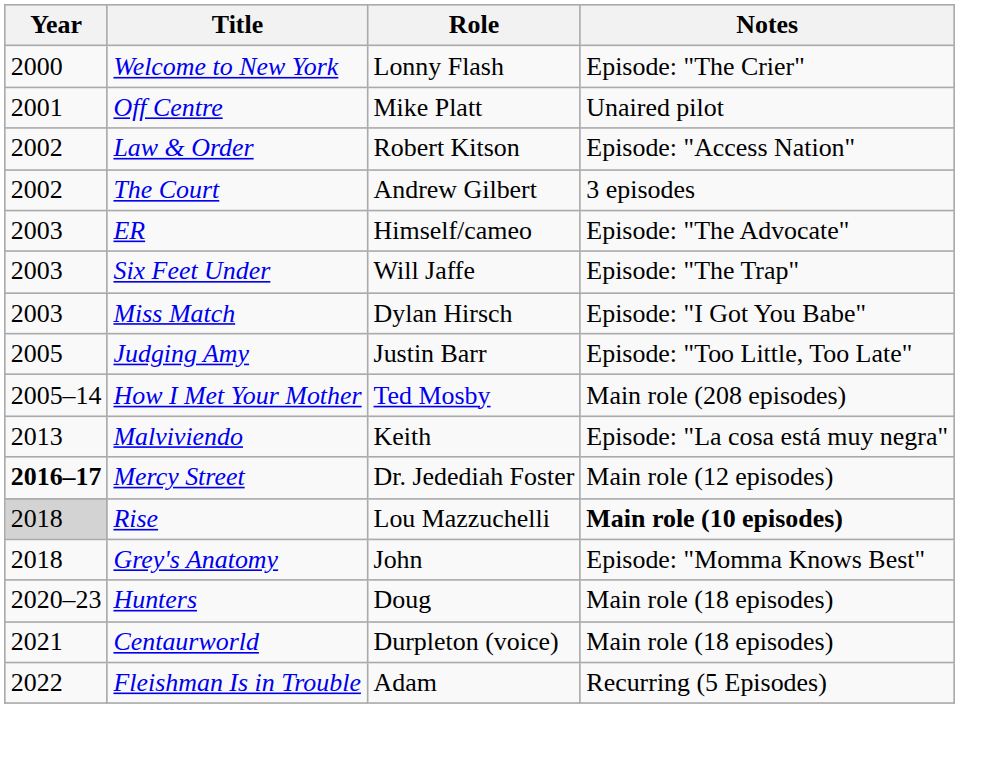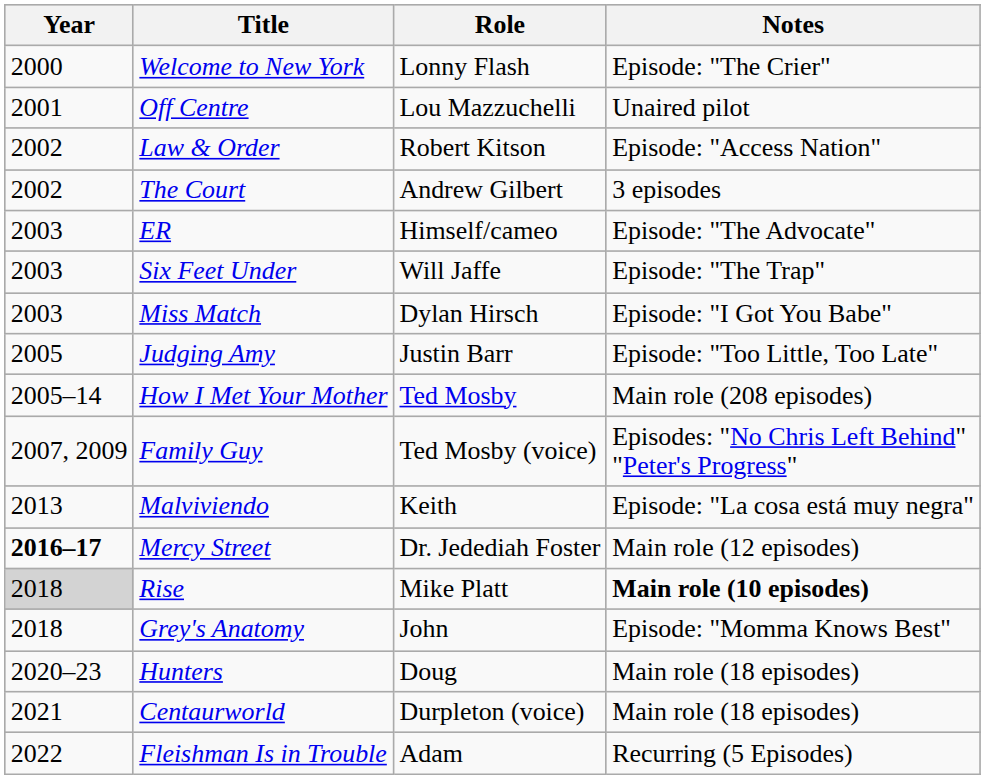(428, 107) Mike Platt -> (488, 107) Lou Mazzuchelli
+ row: (201, 450)
(462, 518) Lou Mazzuchelli -> (454, 588) Mike Platt
